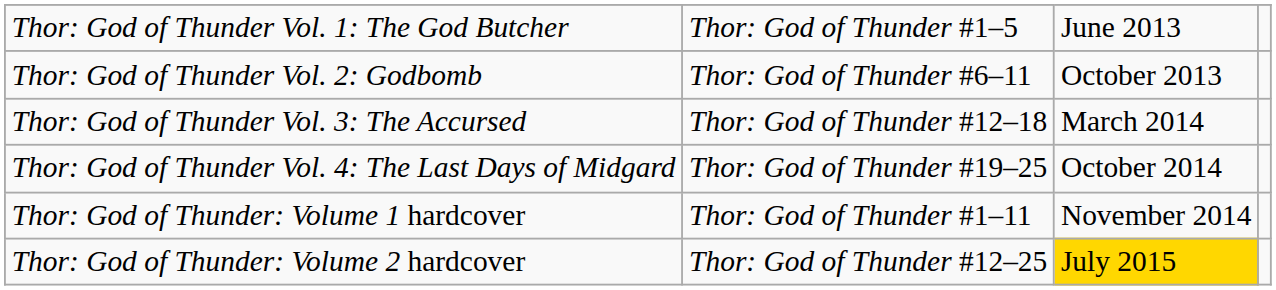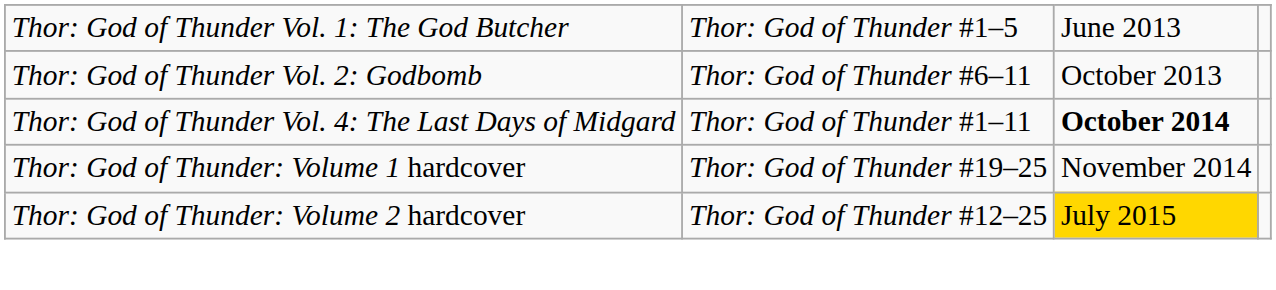- row: (269, 121)
(868, 167) Thor: God of Thunder #19–25 -> (860, 121) Thor: God of Thunder #1–11
(1141, 167) normal -> (1145, 121) bold
(860, 214) Thor: God of Thunder #1–11 -> (868, 167) Thor: God of Thunder #19–25
